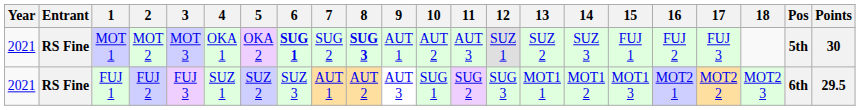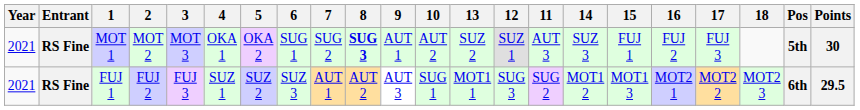columns swapped: (469, 16) <-> (542, 16)
(294, 47) bold -> (294, 47) normal
